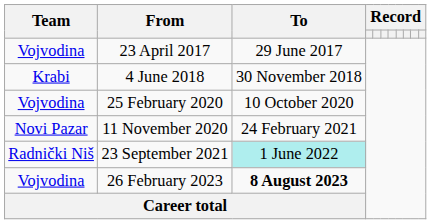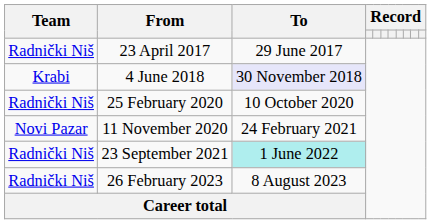(51, 50) Vojvodina -> (51, 50) Radnički Niš
(299, 76) no background -> (299, 76) lavender background
(51, 102) Vojvodina -> (51, 102) Radnički Niš
(51, 180) Vojvodina -> (51, 180) Radnički Niš
(299, 180) bold -> (299, 180) normal
